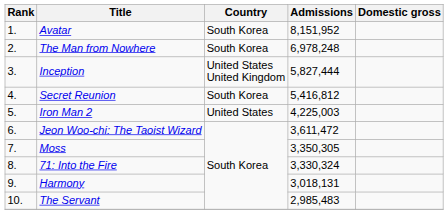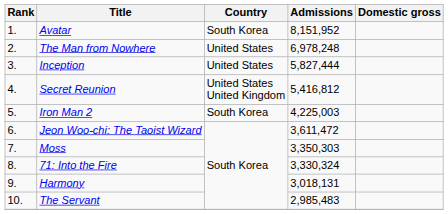(237, 48) South Korea -> (240, 48) United States
(246, 71) United States United Kingdom -> (240, 65) United States
(237, 95) South Korea -> (246, 89) United States United Kingdom
(240, 113) United States -> (237, 113) South Korea
(315, 148) 3,350,305 -> (315, 148) 3,350,303
